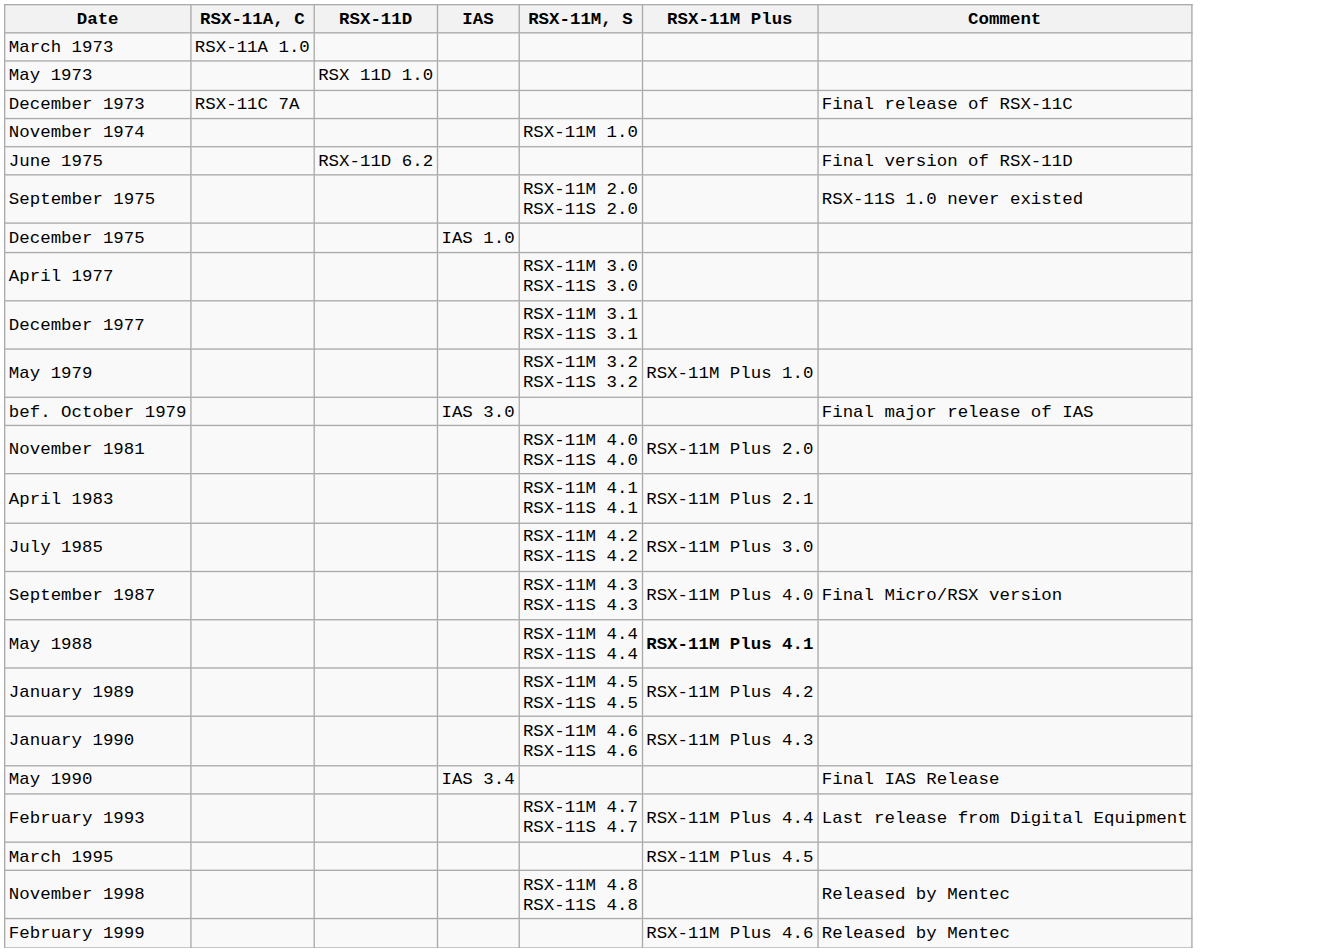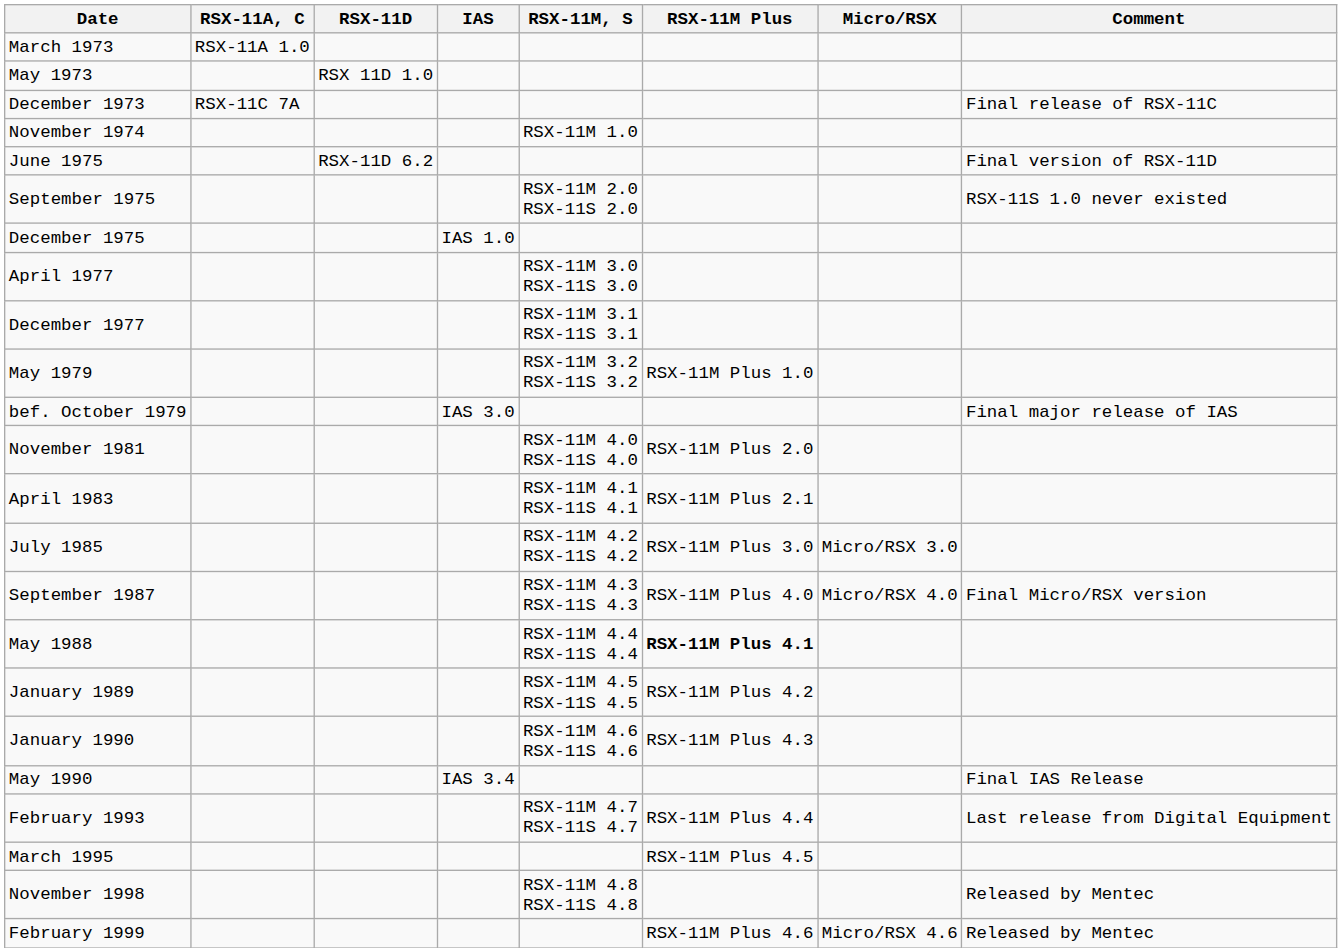+ column: (890, 19)
